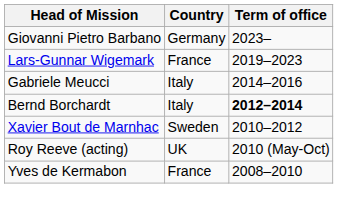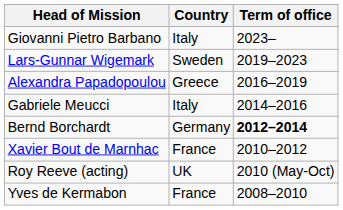(197, 37) Germany -> (185, 37) Italy
(189, 60) France -> (198, 60) Sweden
+ row: (87, 82)
(180, 104) Italy -> (201, 127) Germany
(193, 127) Sweden -> (194, 149) France
